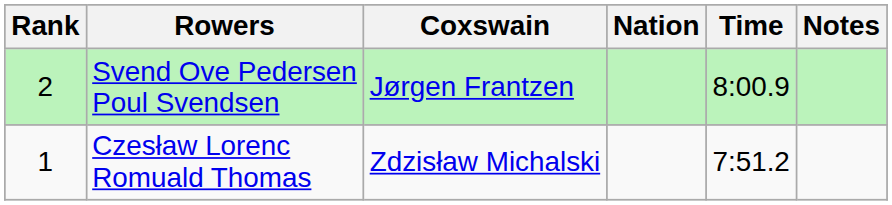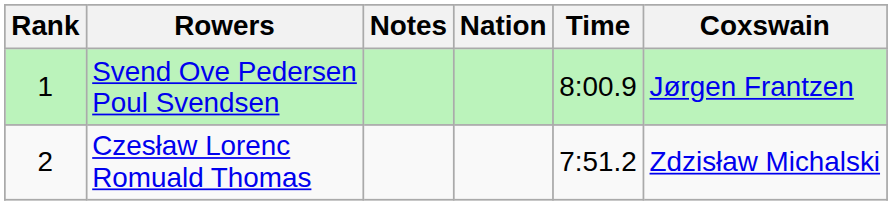columns swapped: (485, 26) <-> (841, 26)
(45, 86) 2 -> (45, 86) 1
(45, 161) 1 -> (45, 161) 2
